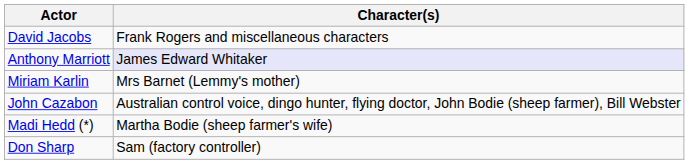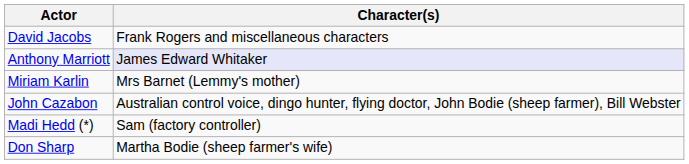(224, 125) Martha Bodie (sheep farmer's wife) -> (189, 125) Sam (factory controller)
(189, 147) Sam (factory controller) -> (224, 147) Martha Bodie (sheep farmer's wife)
